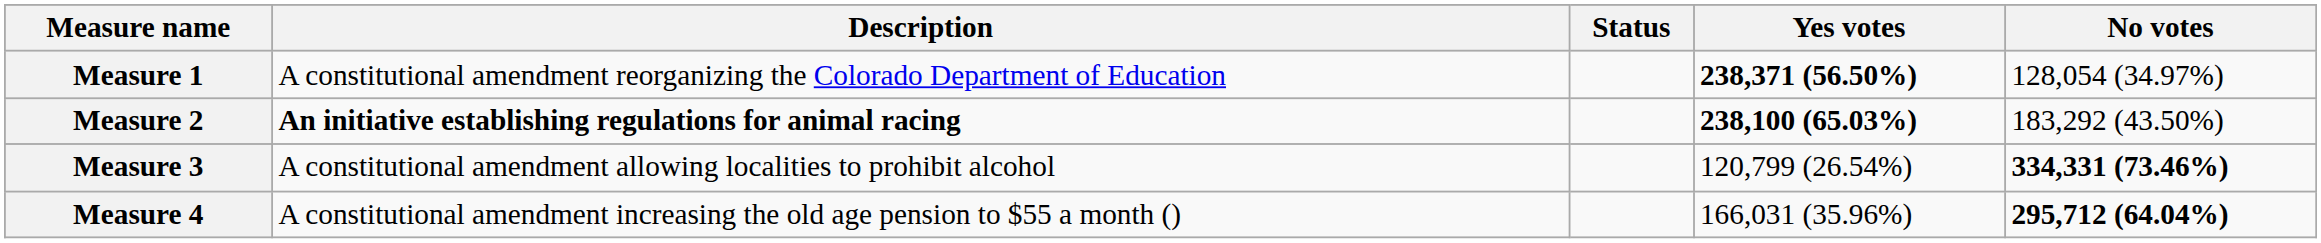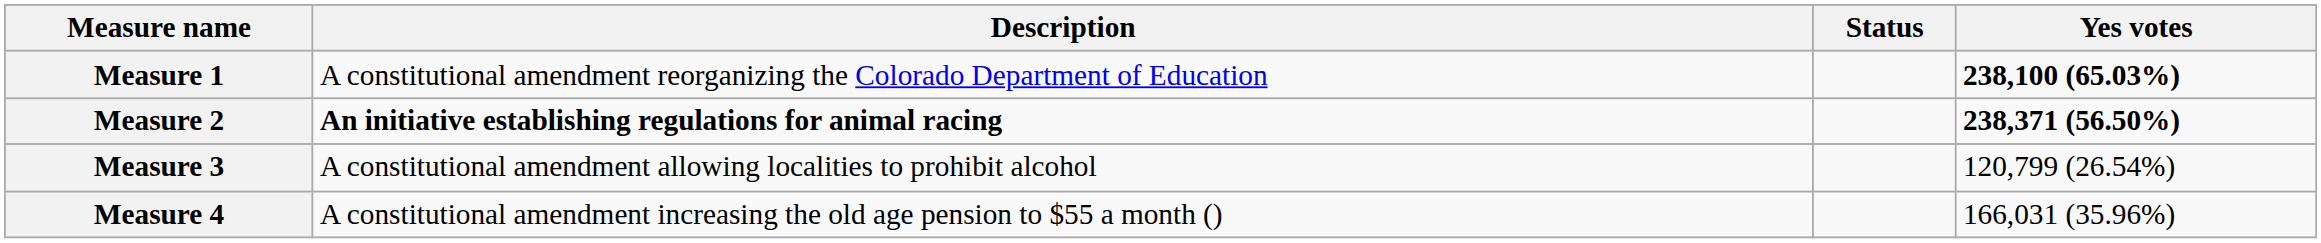- column: (2160, 27)
(1809, 74) 238,371 (56.50%) -> (2071, 74) 238,100 (65.03%)
(1809, 120) 238,100 (65.03%) -> (2071, 120) 238,371 (56.50%)
